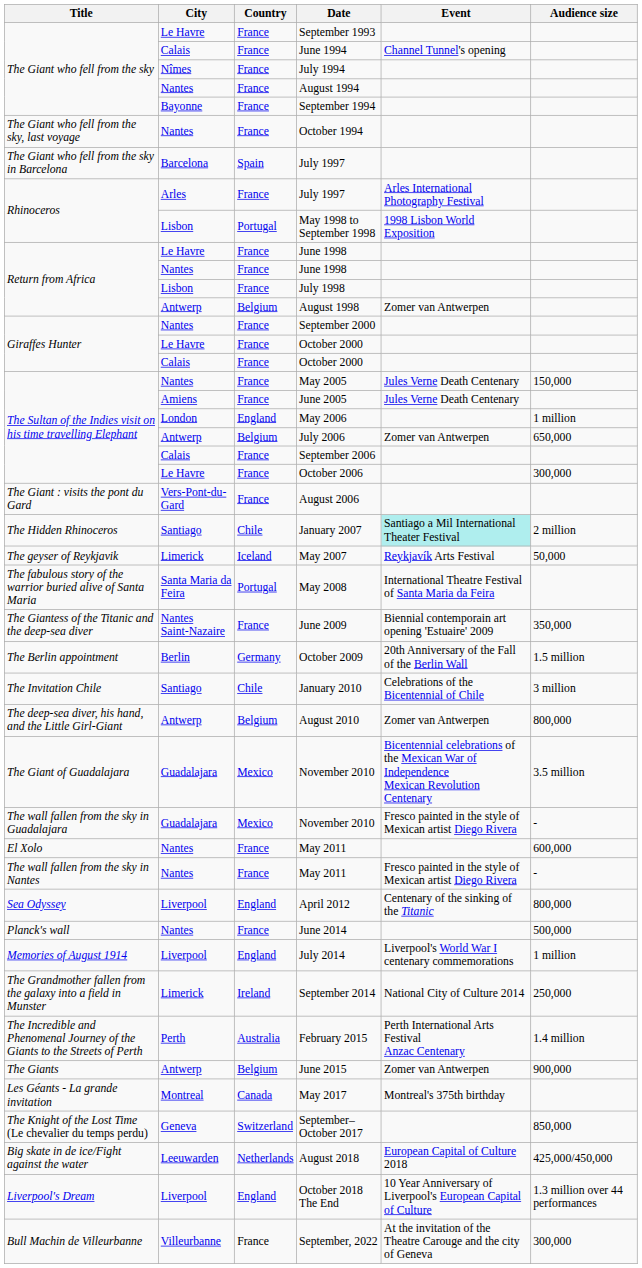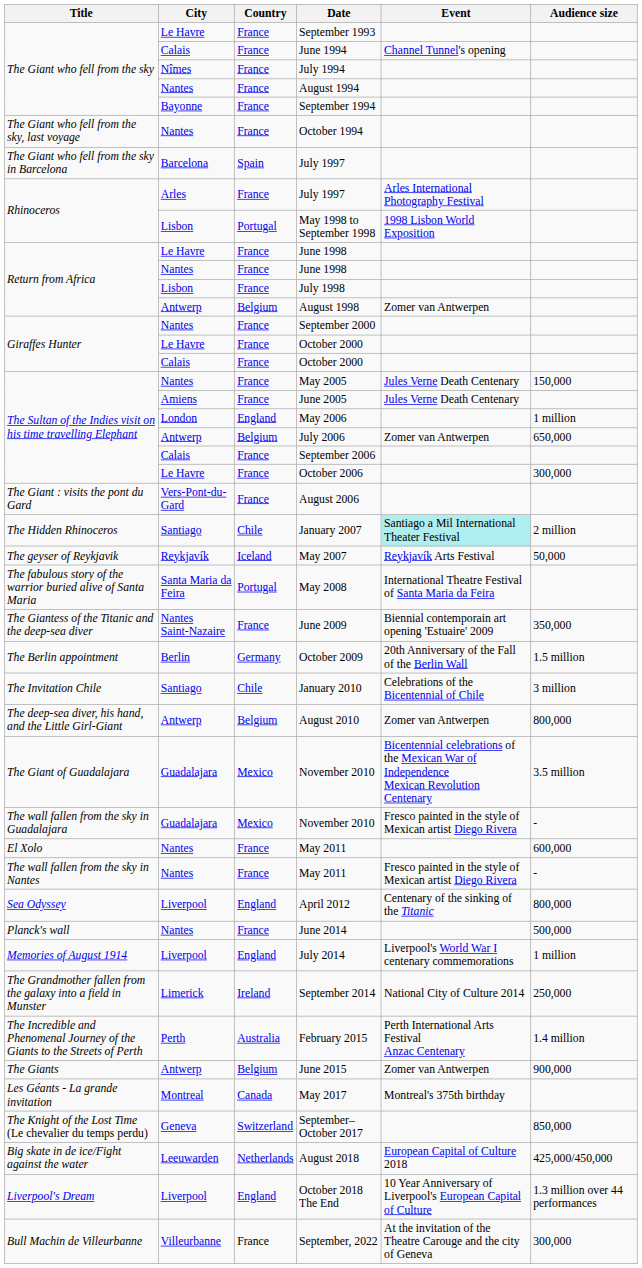(182, 555) Limerick -> (185, 555) Reykjavík
